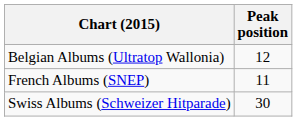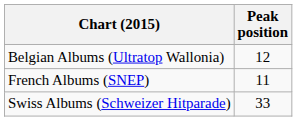(263, 103) 30 -> (263, 103) 33
